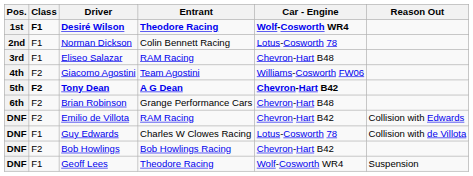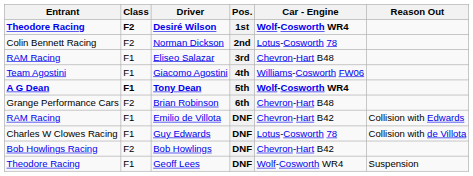columns swapped: (17, 12) <-> (196, 12)
(37, 27) F1 -> (129, 27) F2
(37, 42) F1 -> (129, 42) F2
(37, 73) F2 -> (129, 73) F1
(37, 88) F2 -> (129, 88) F1
(297, 88) Chevron-Hart B42 -> (303, 88) Wolf-Cosworth WR4
(37, 118) F2 -> (129, 118) F1
